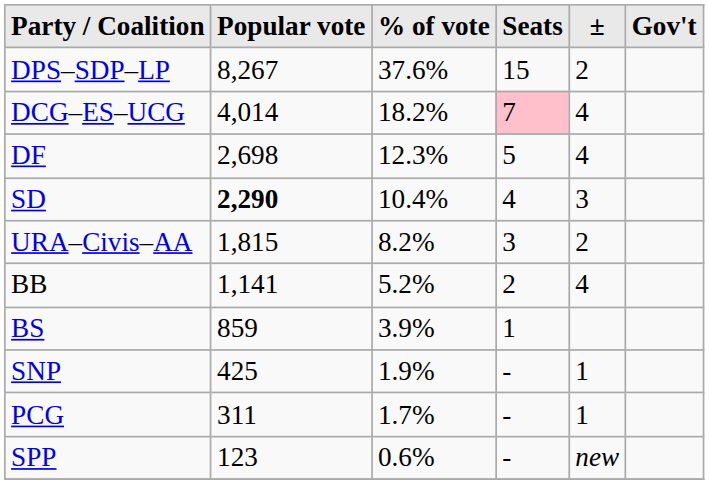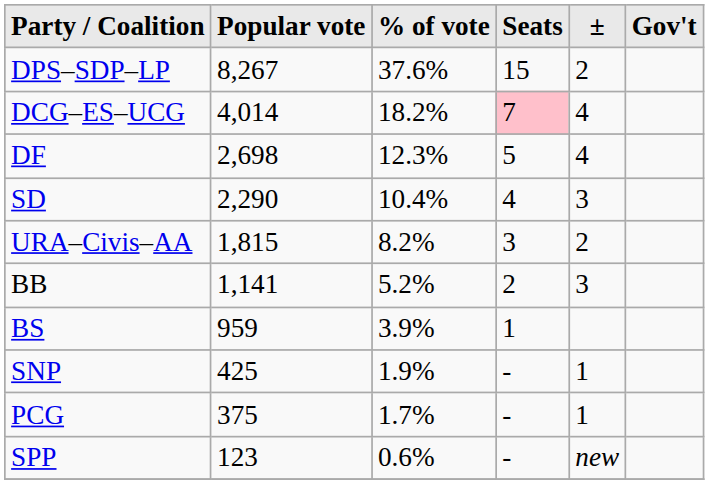(248, 198) bold -> (248, 198) normal
(582, 284) 4 -> (582, 284) 3
(237, 328) 859 -> (237, 328) 959
(237, 414) 311 -> (237, 414) 375
